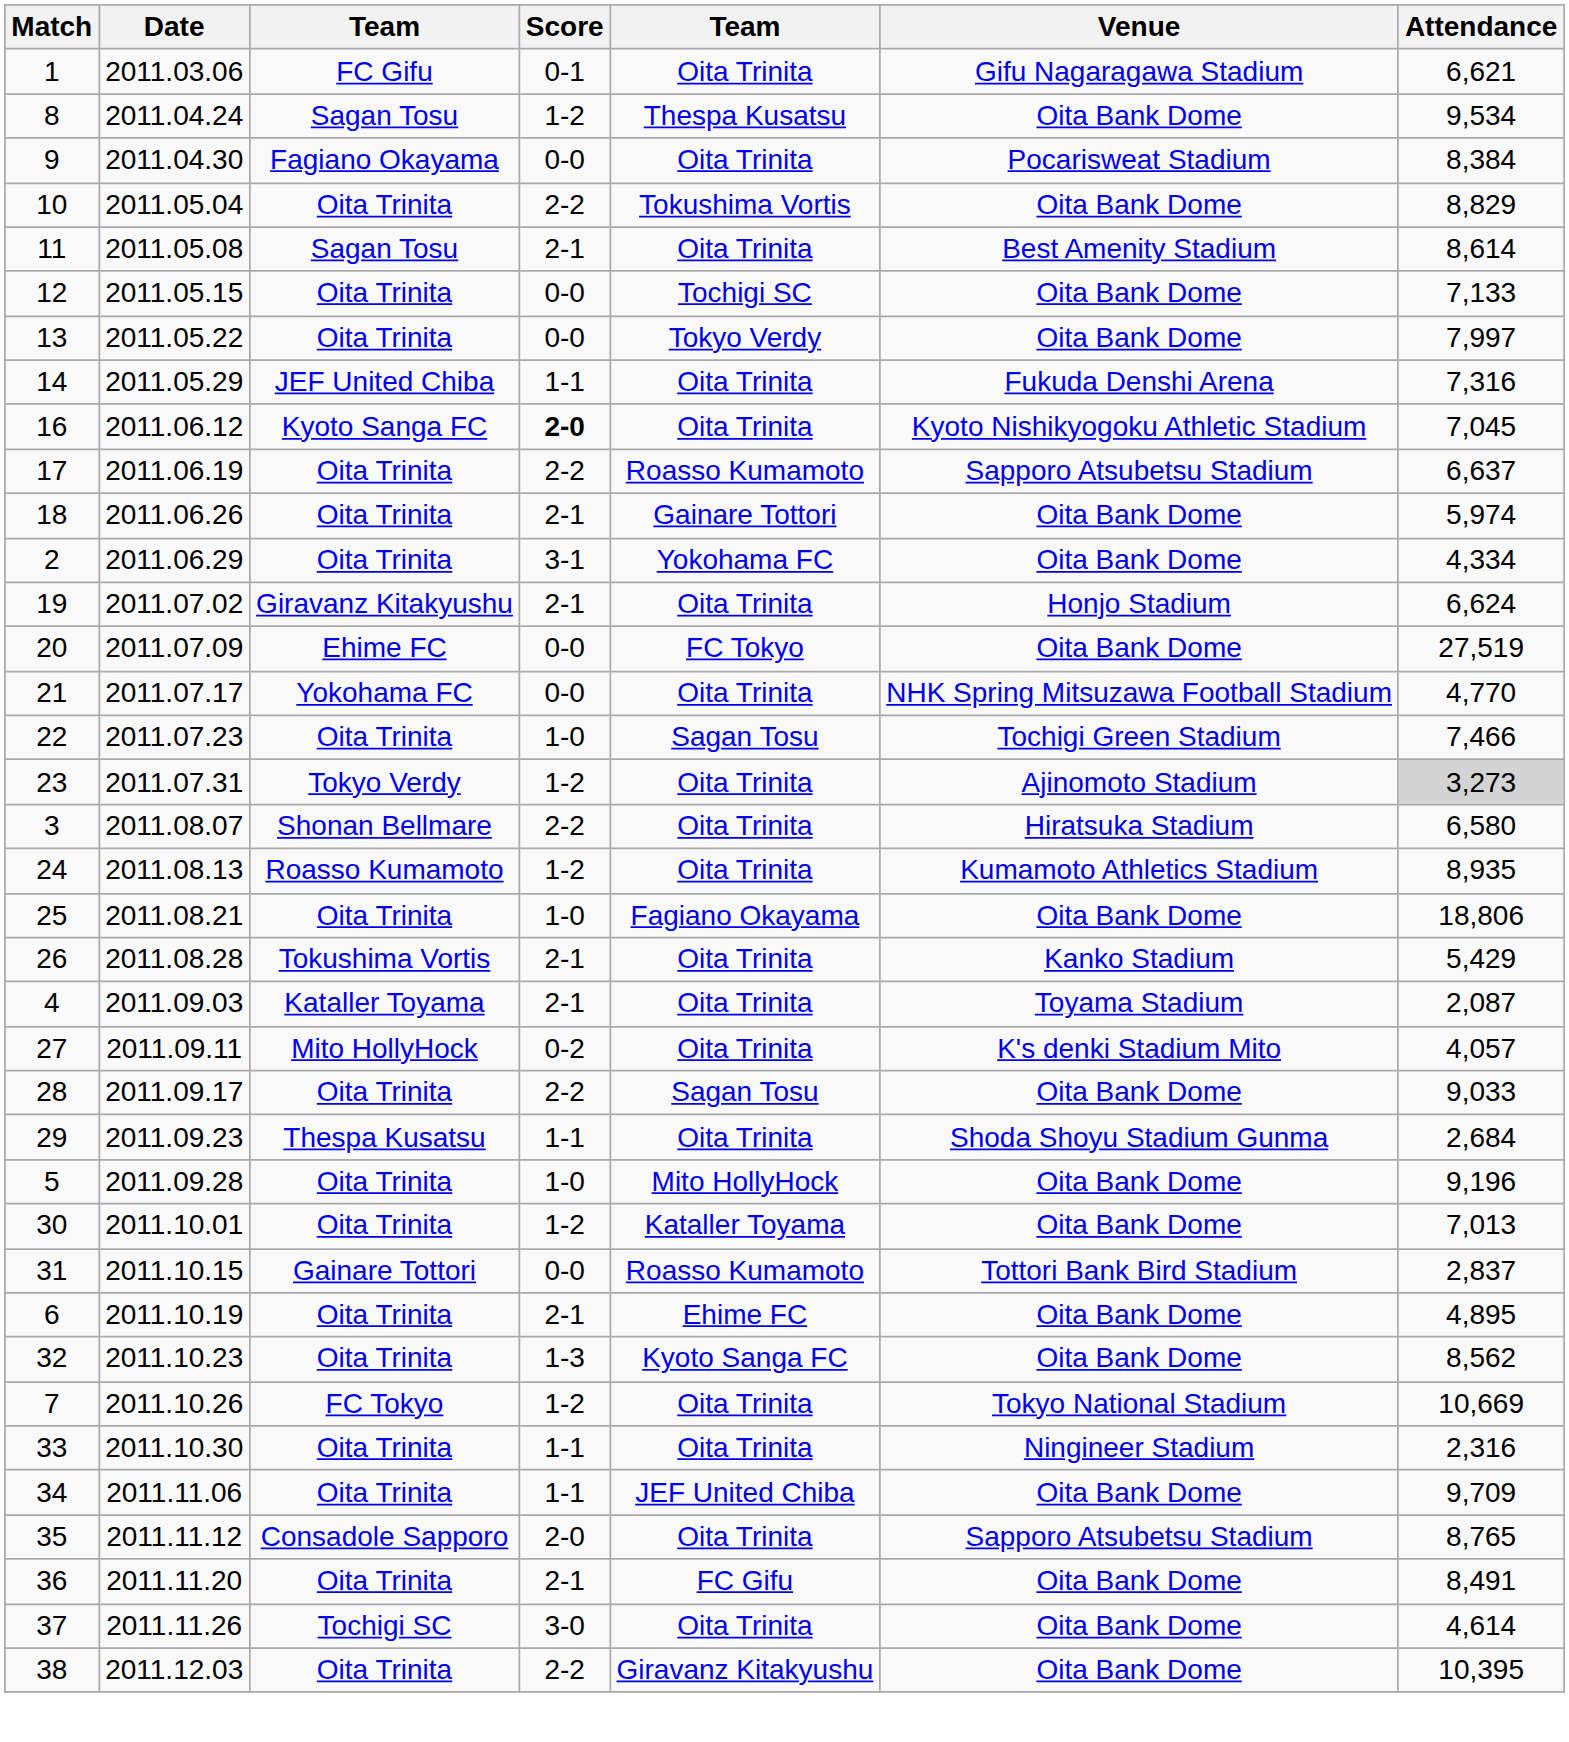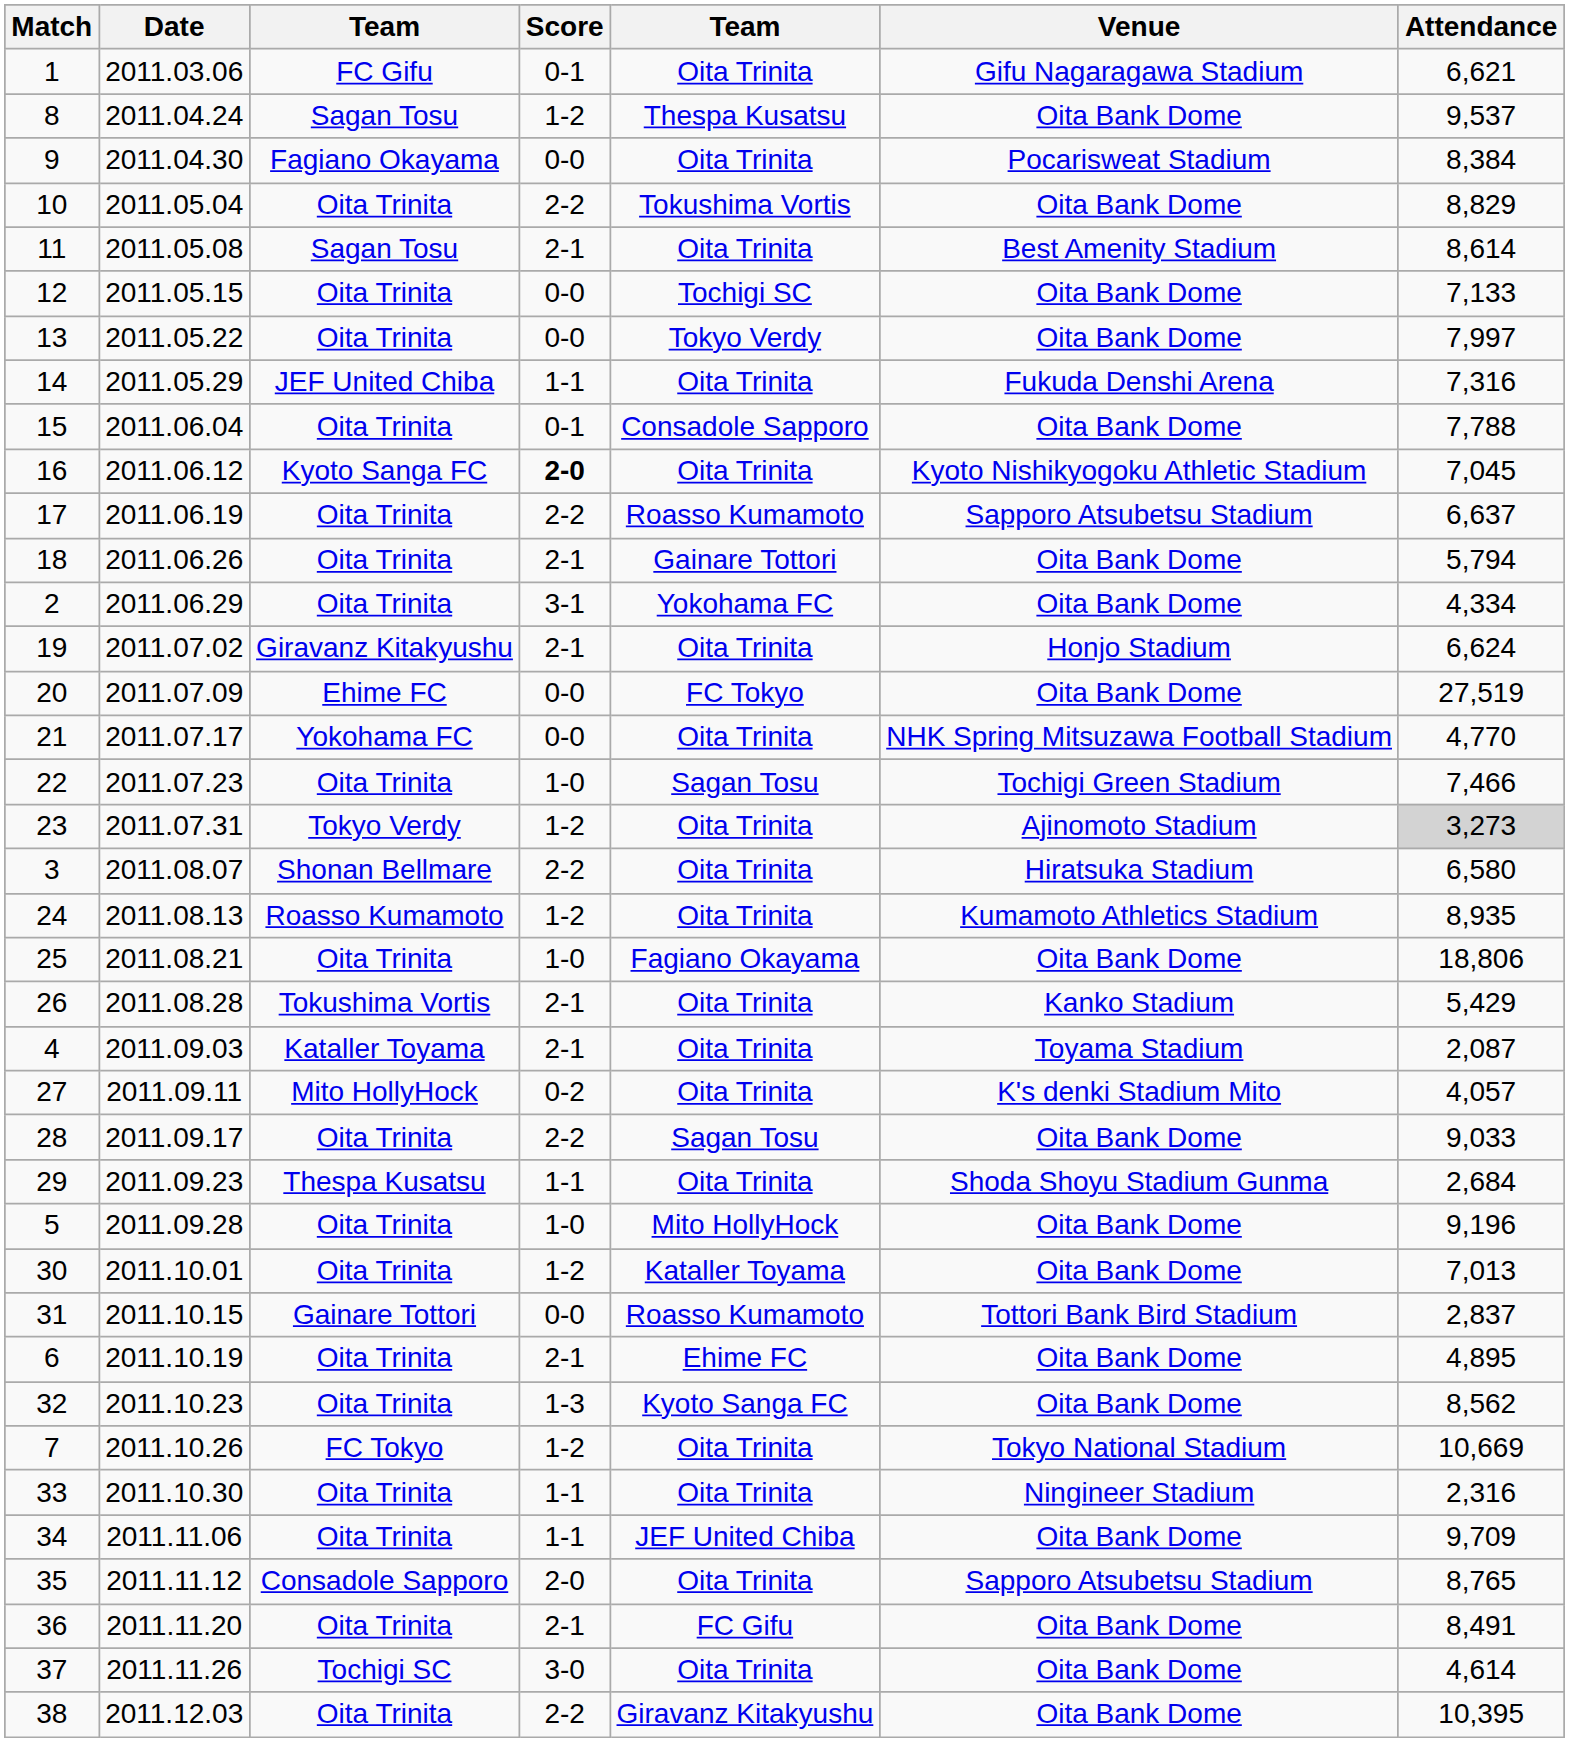(1481, 115) 9,534 -> (1481, 115) 9,537
+ row: (52, 426)
(1481, 515) 5,974 -> (1481, 559) 5,794
